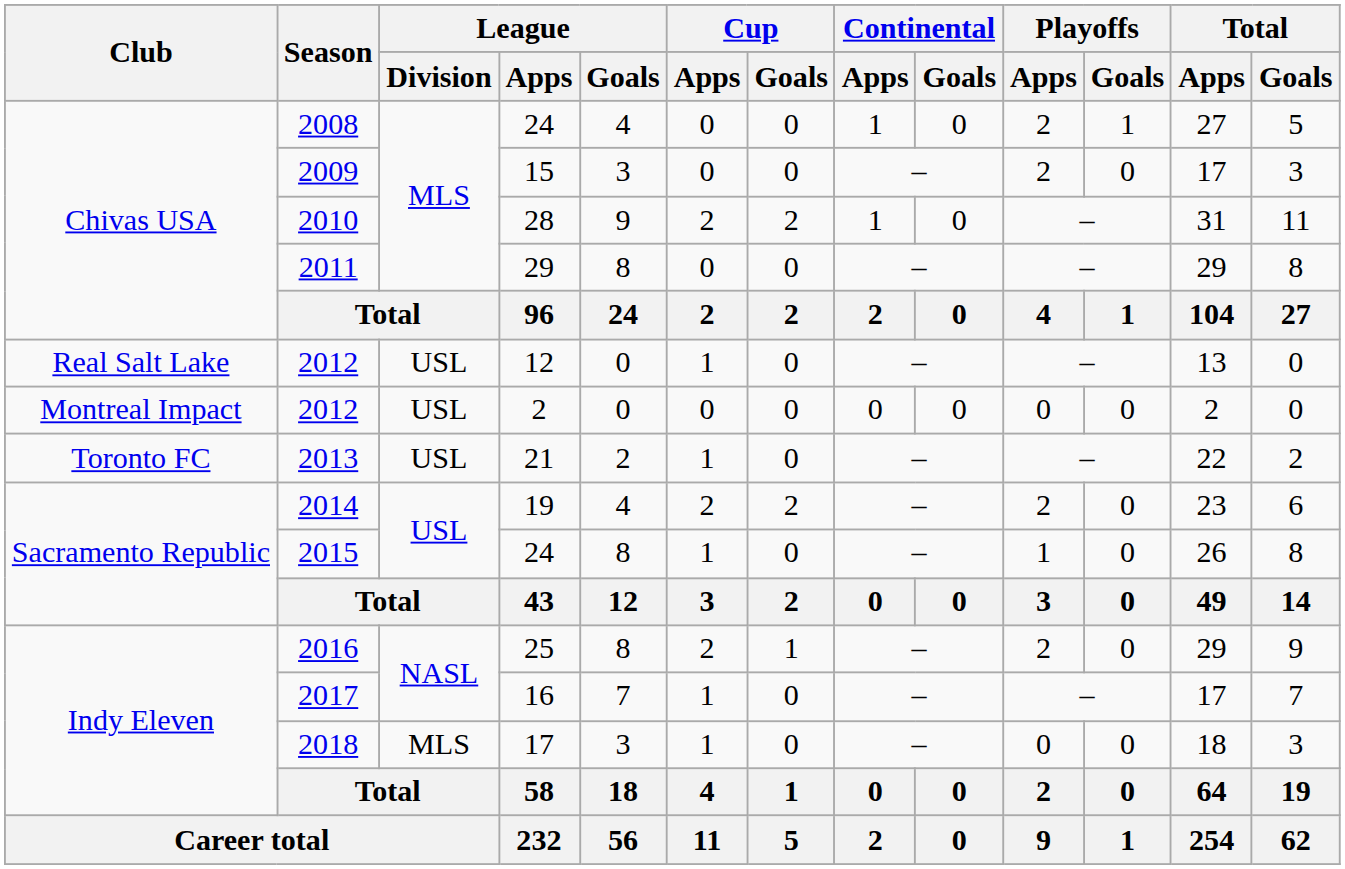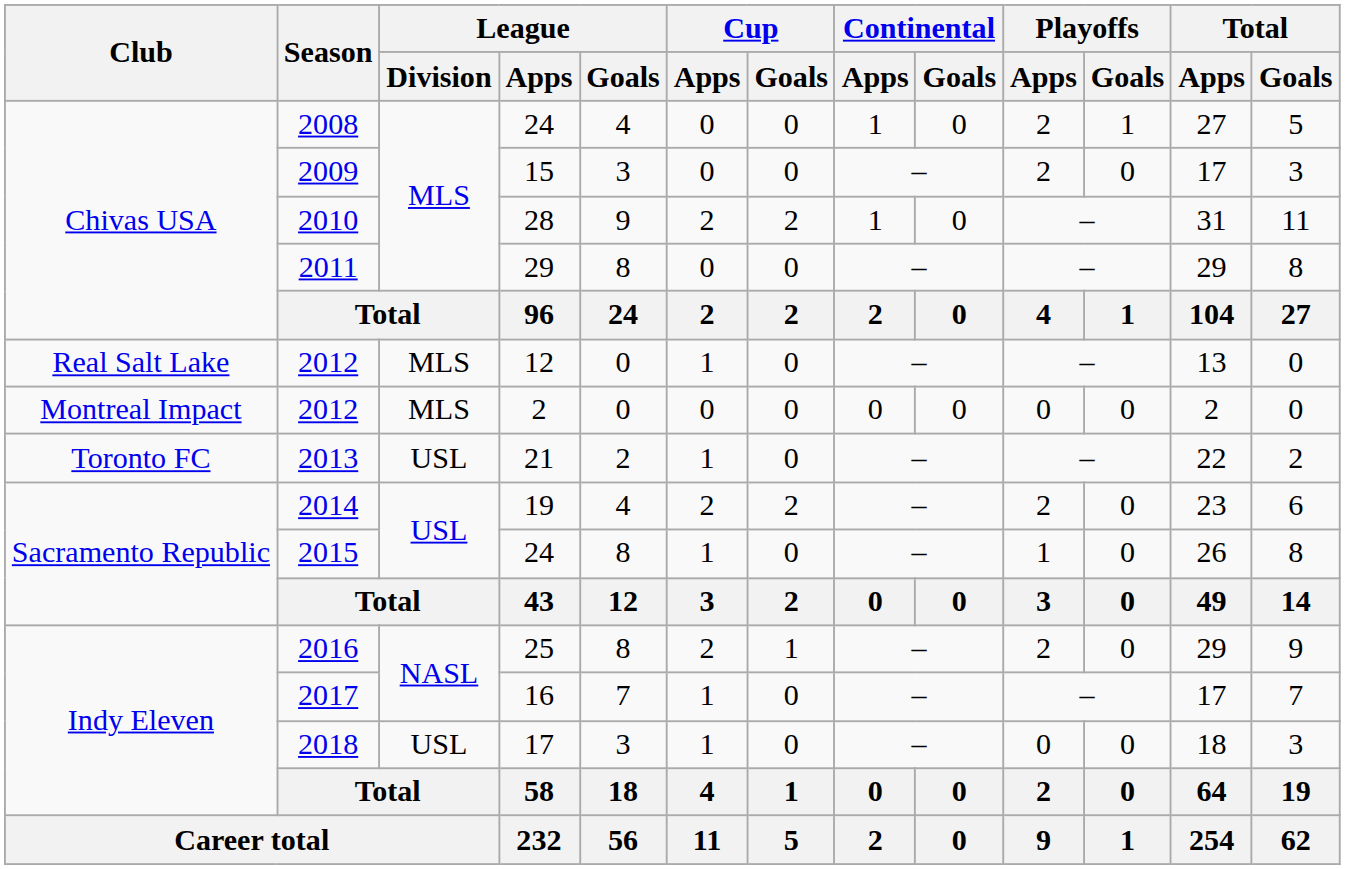(439, 362) USL -> (439, 362) MLS
(439, 409) USL -> (439, 409) MLS
(439, 743) MLS -> (439, 743) USL
